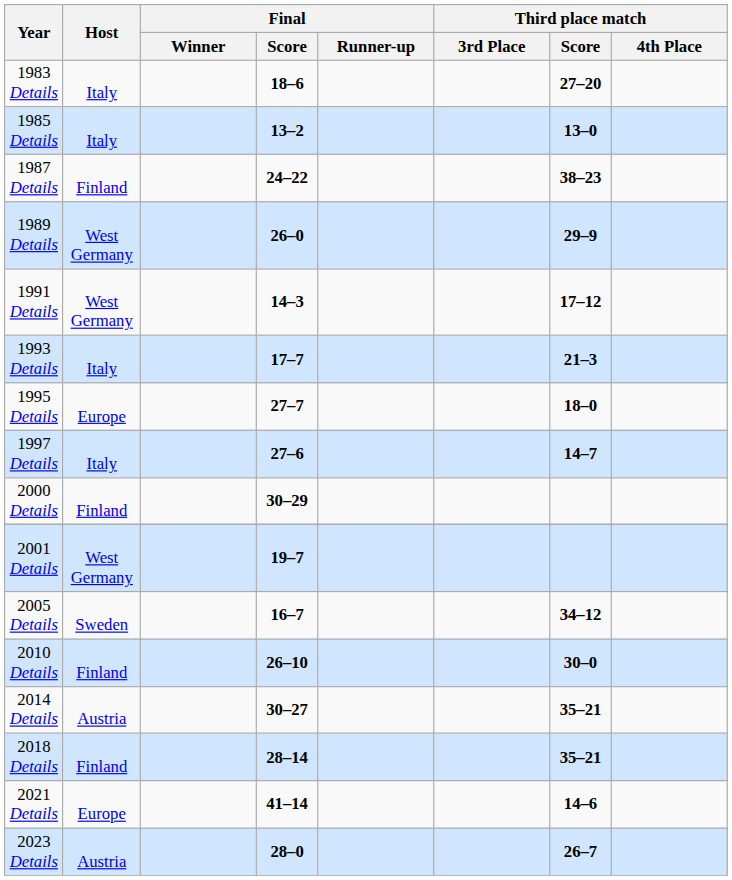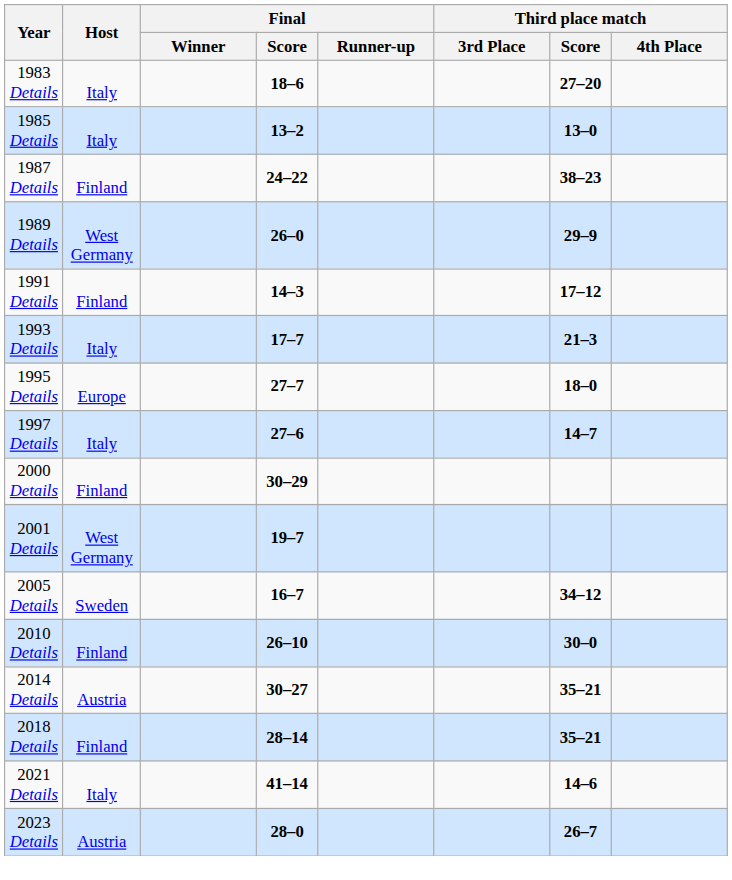(102, 312) West Germany -> (102, 302) Finland
(102, 814) Europe -> (102, 794) Italy
